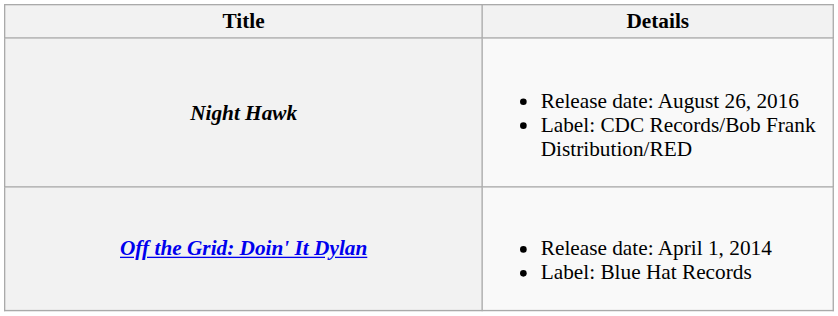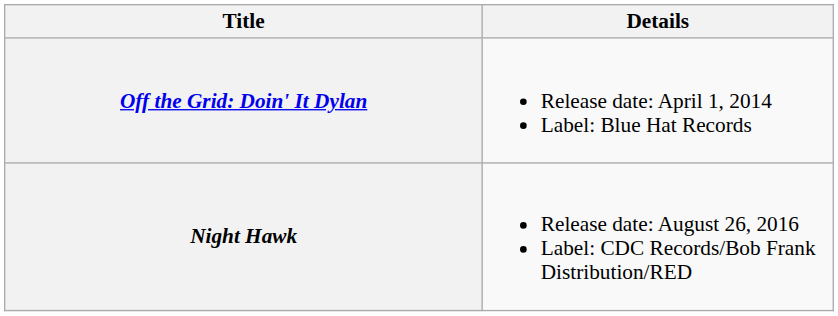rows swapped: (244, 248) <-> (244, 112)
